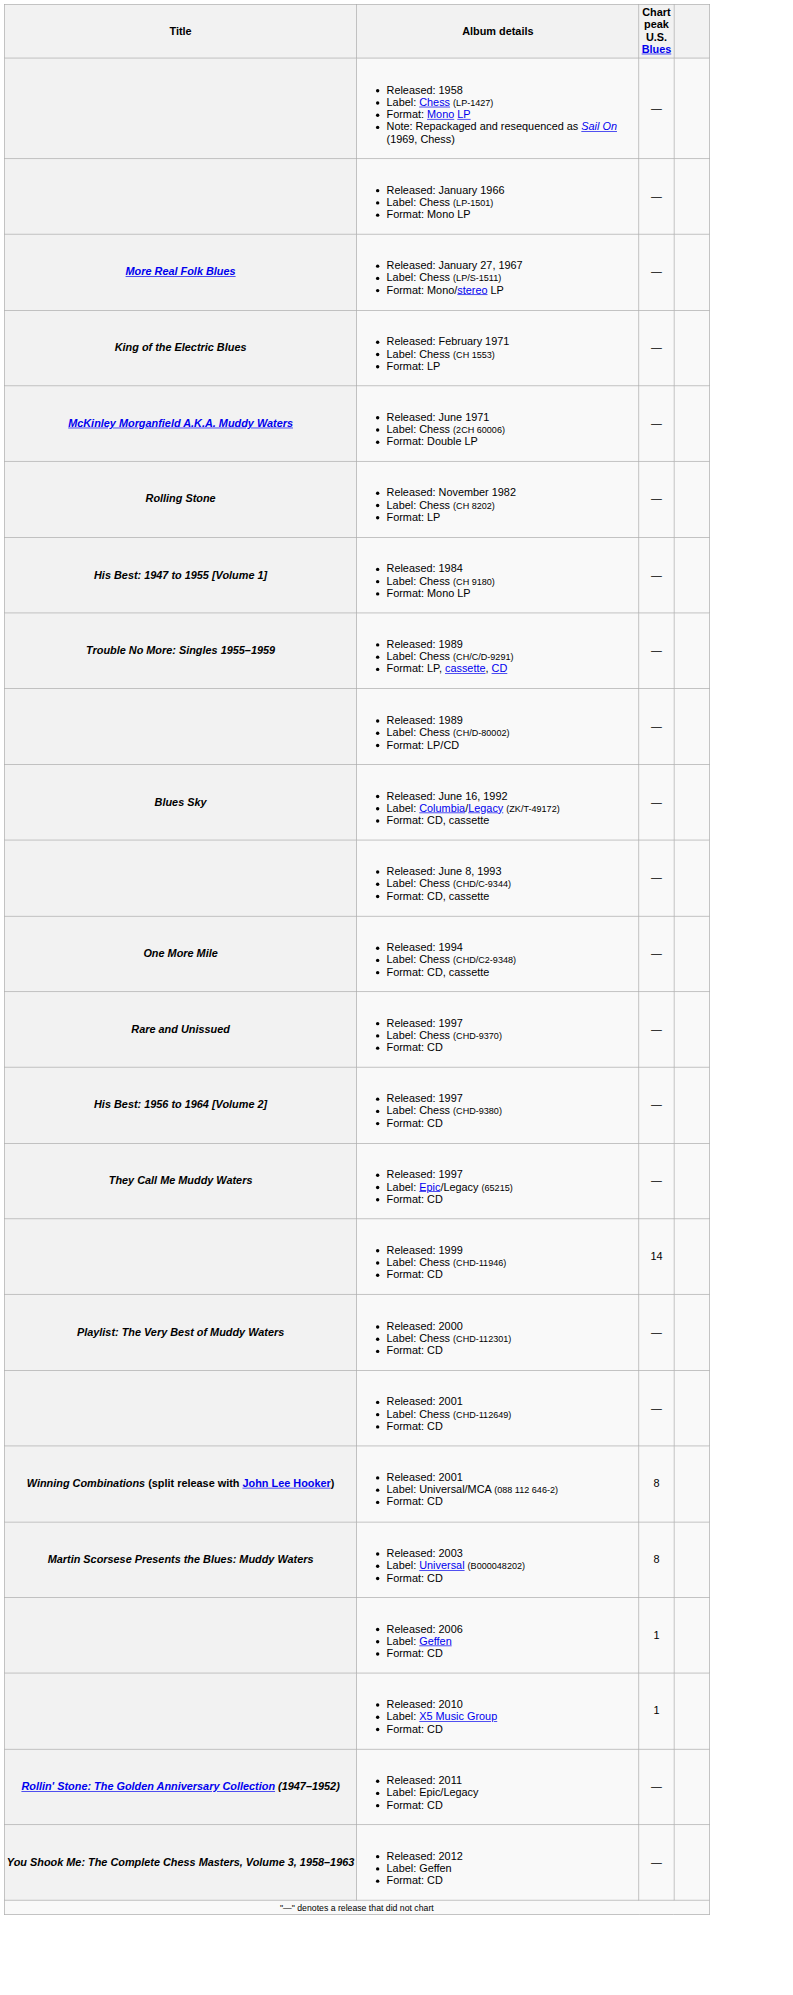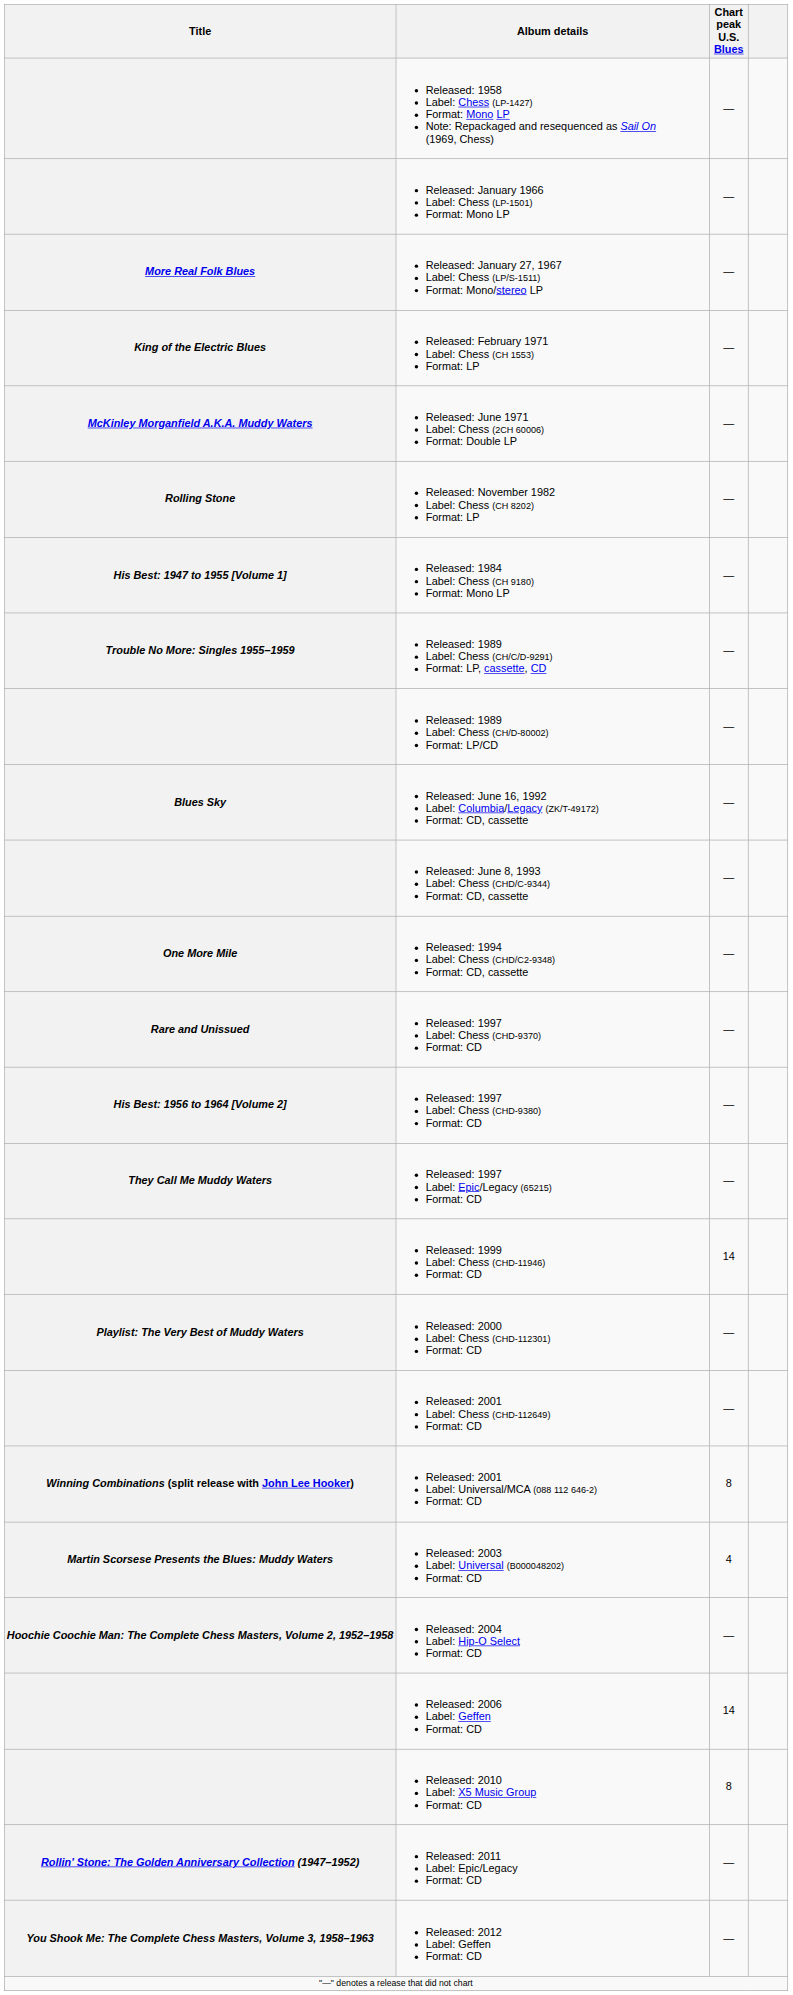(656, 1559) 8 -> (729, 1559) 4
+ row: (553, 1641)
(656, 1635) 1 -> (729, 1711) 14
(656, 1711) 1 -> (729, 1786) 8
